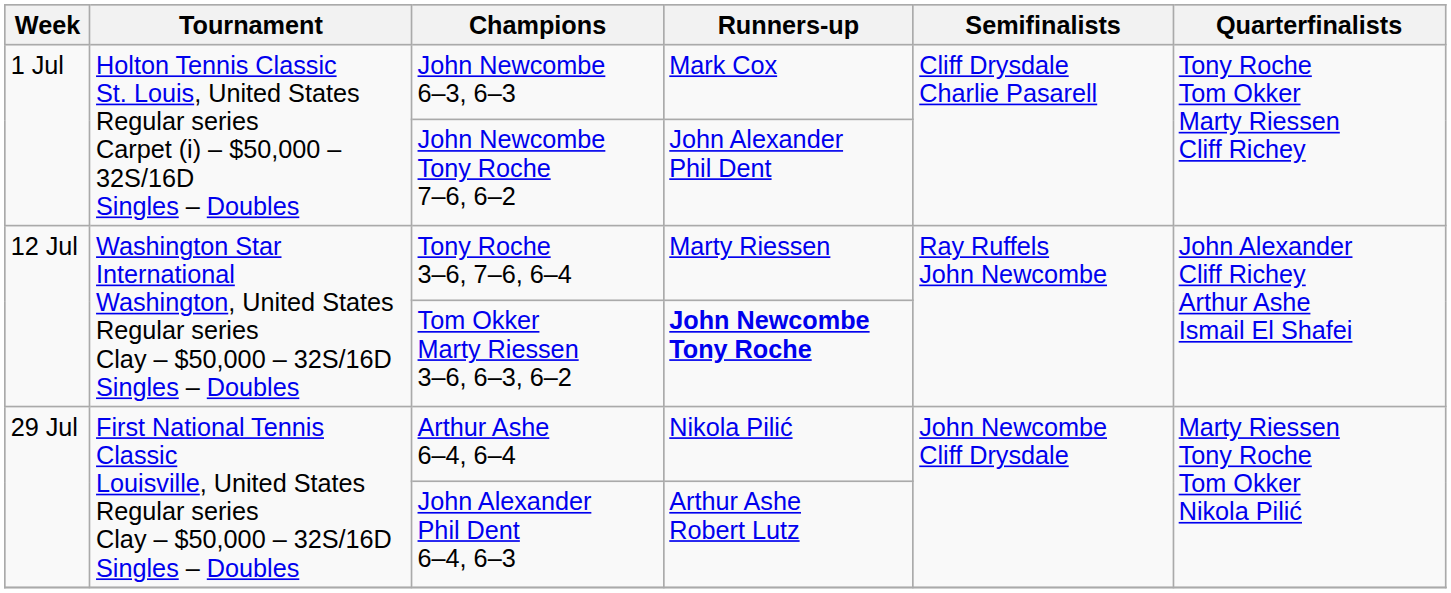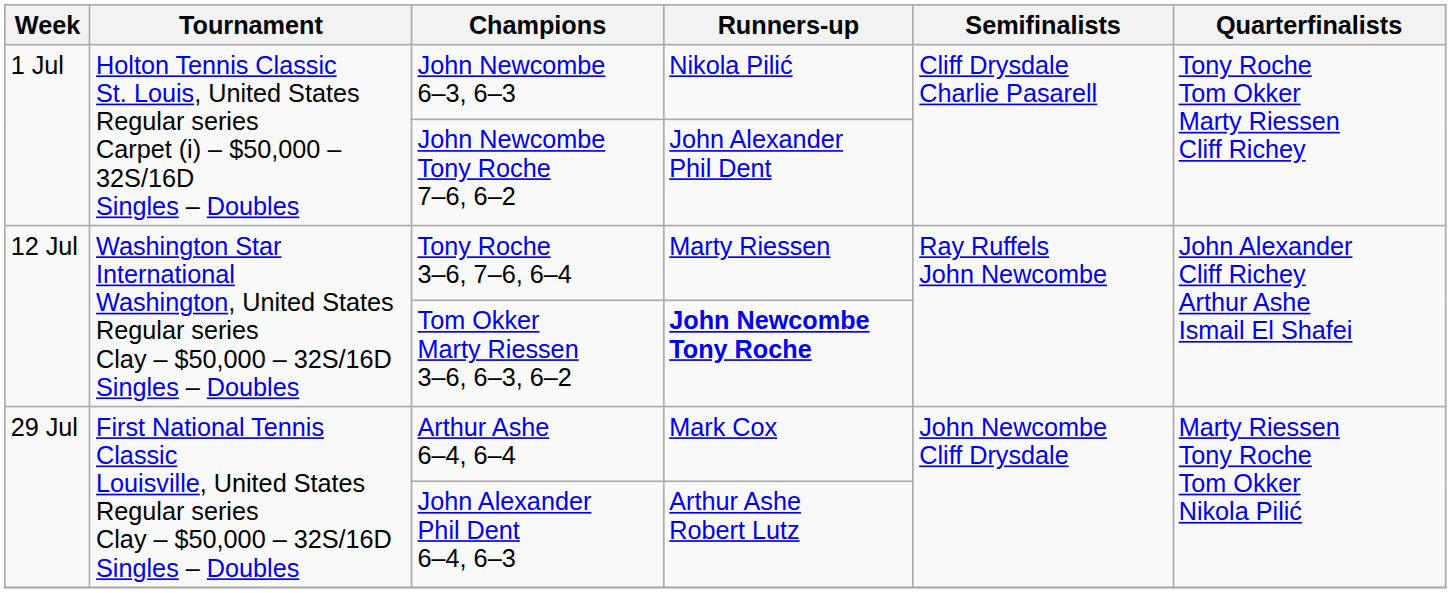(723, 65) Mark Cox -> (731, 65) Nikola Pilić
(731, 427) Nikola Pilić -> (723, 427) Mark Cox
